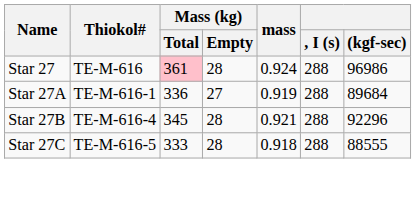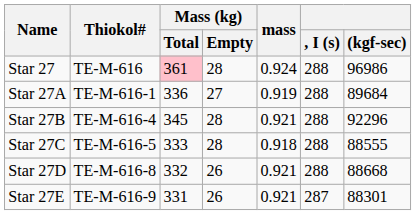+ row: (37, 171)
+ row: (36, 196)
